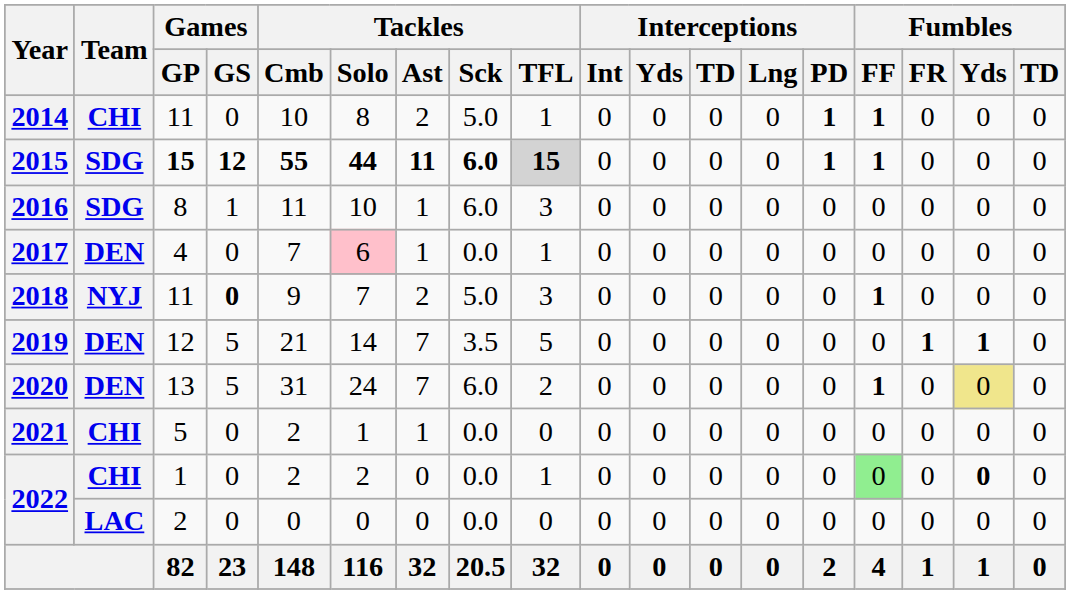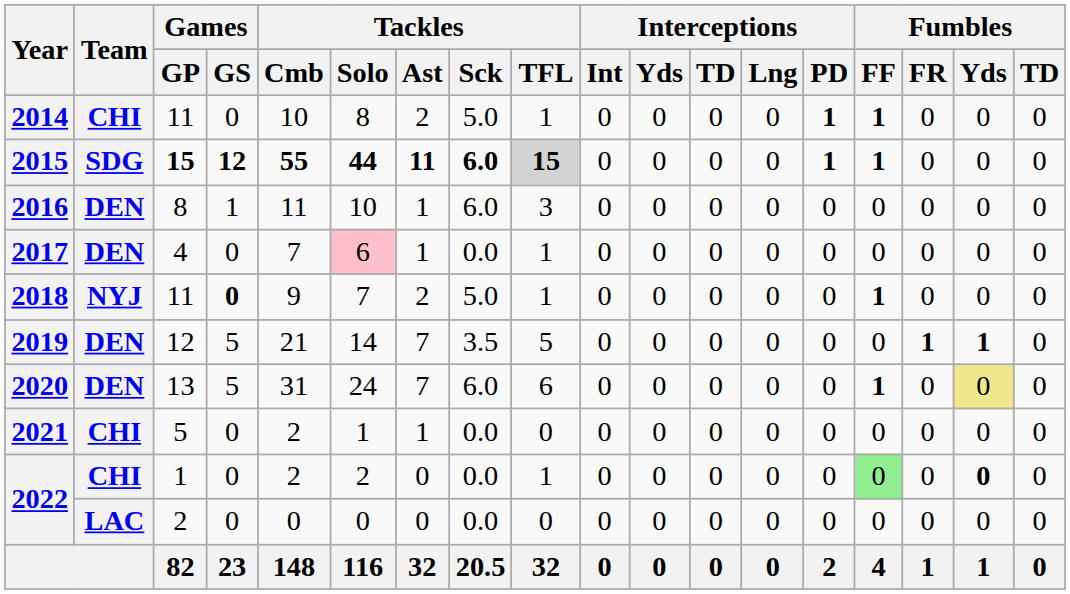(114, 206) SDG -> (114, 206) DEN
(546, 296) 3 -> (546, 296) 1
(546, 386) 2 -> (546, 386) 6
